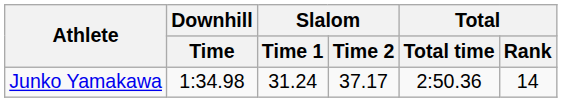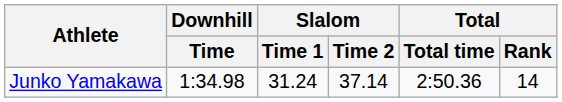(364, 82) 37.17 -> (364, 82) 37.14
